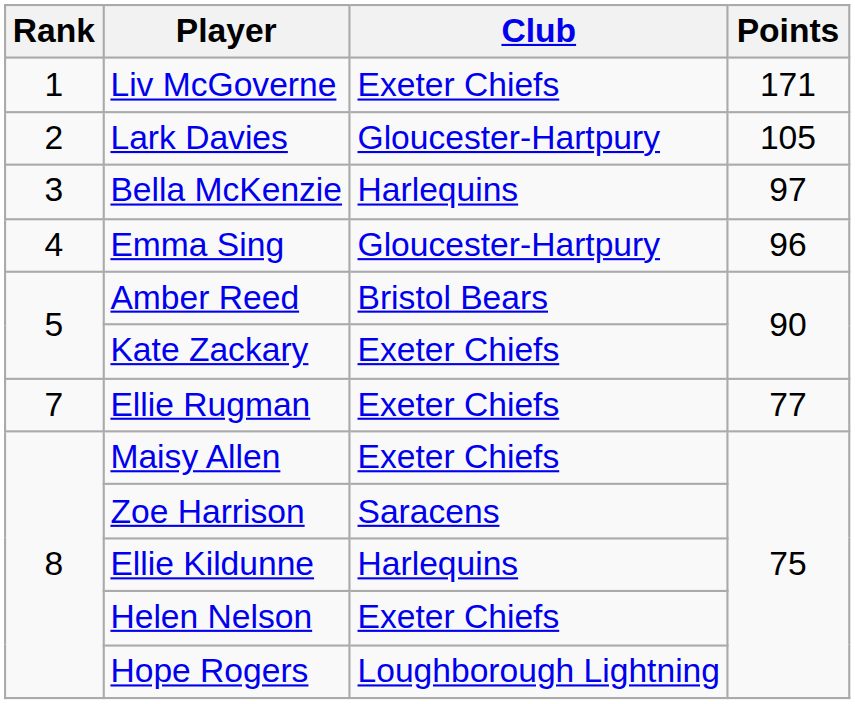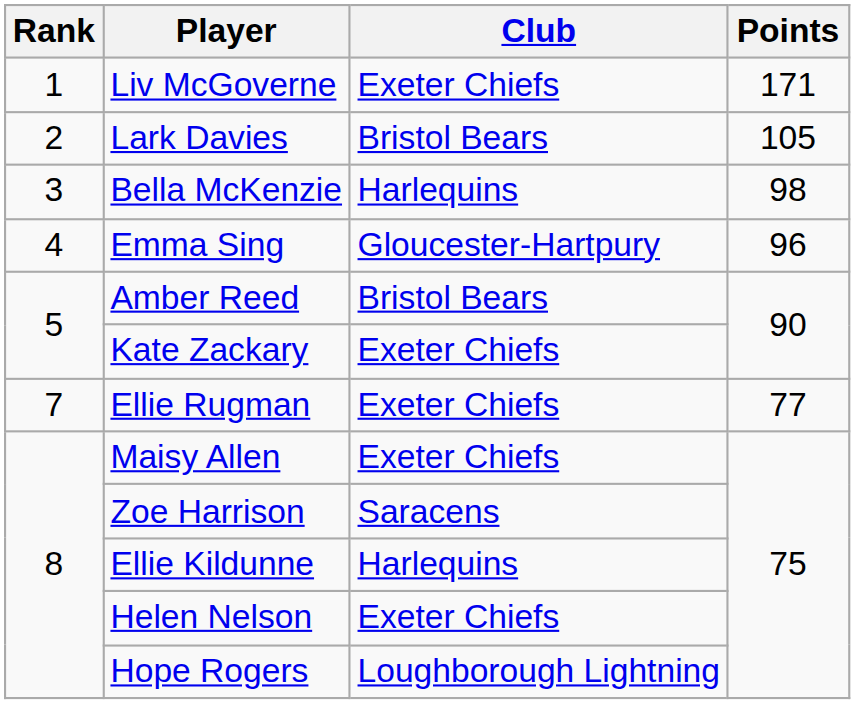(509, 137) Gloucester-Hartpury -> (453, 137) Bristol Bears
(788, 191) 97 -> (788, 191) 98
